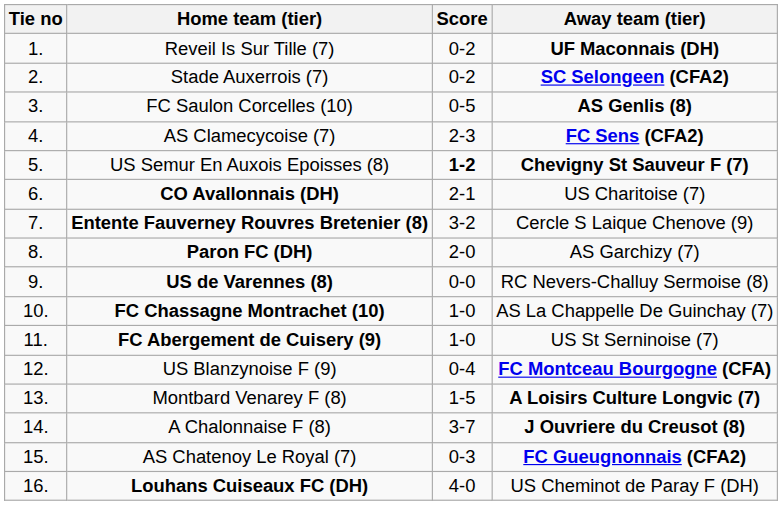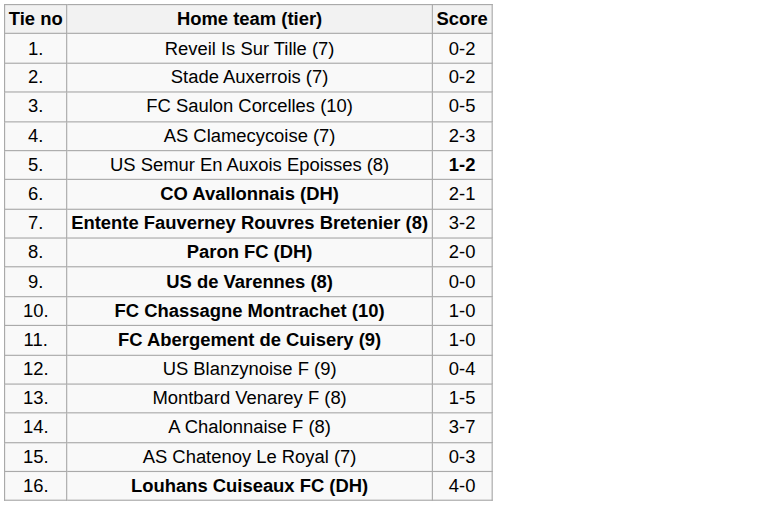- column: (635, 19)
